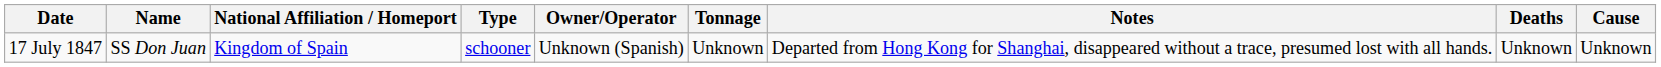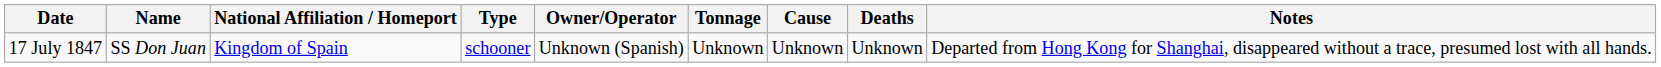columns swapped: (1616, 18) <-> (1132, 18)
